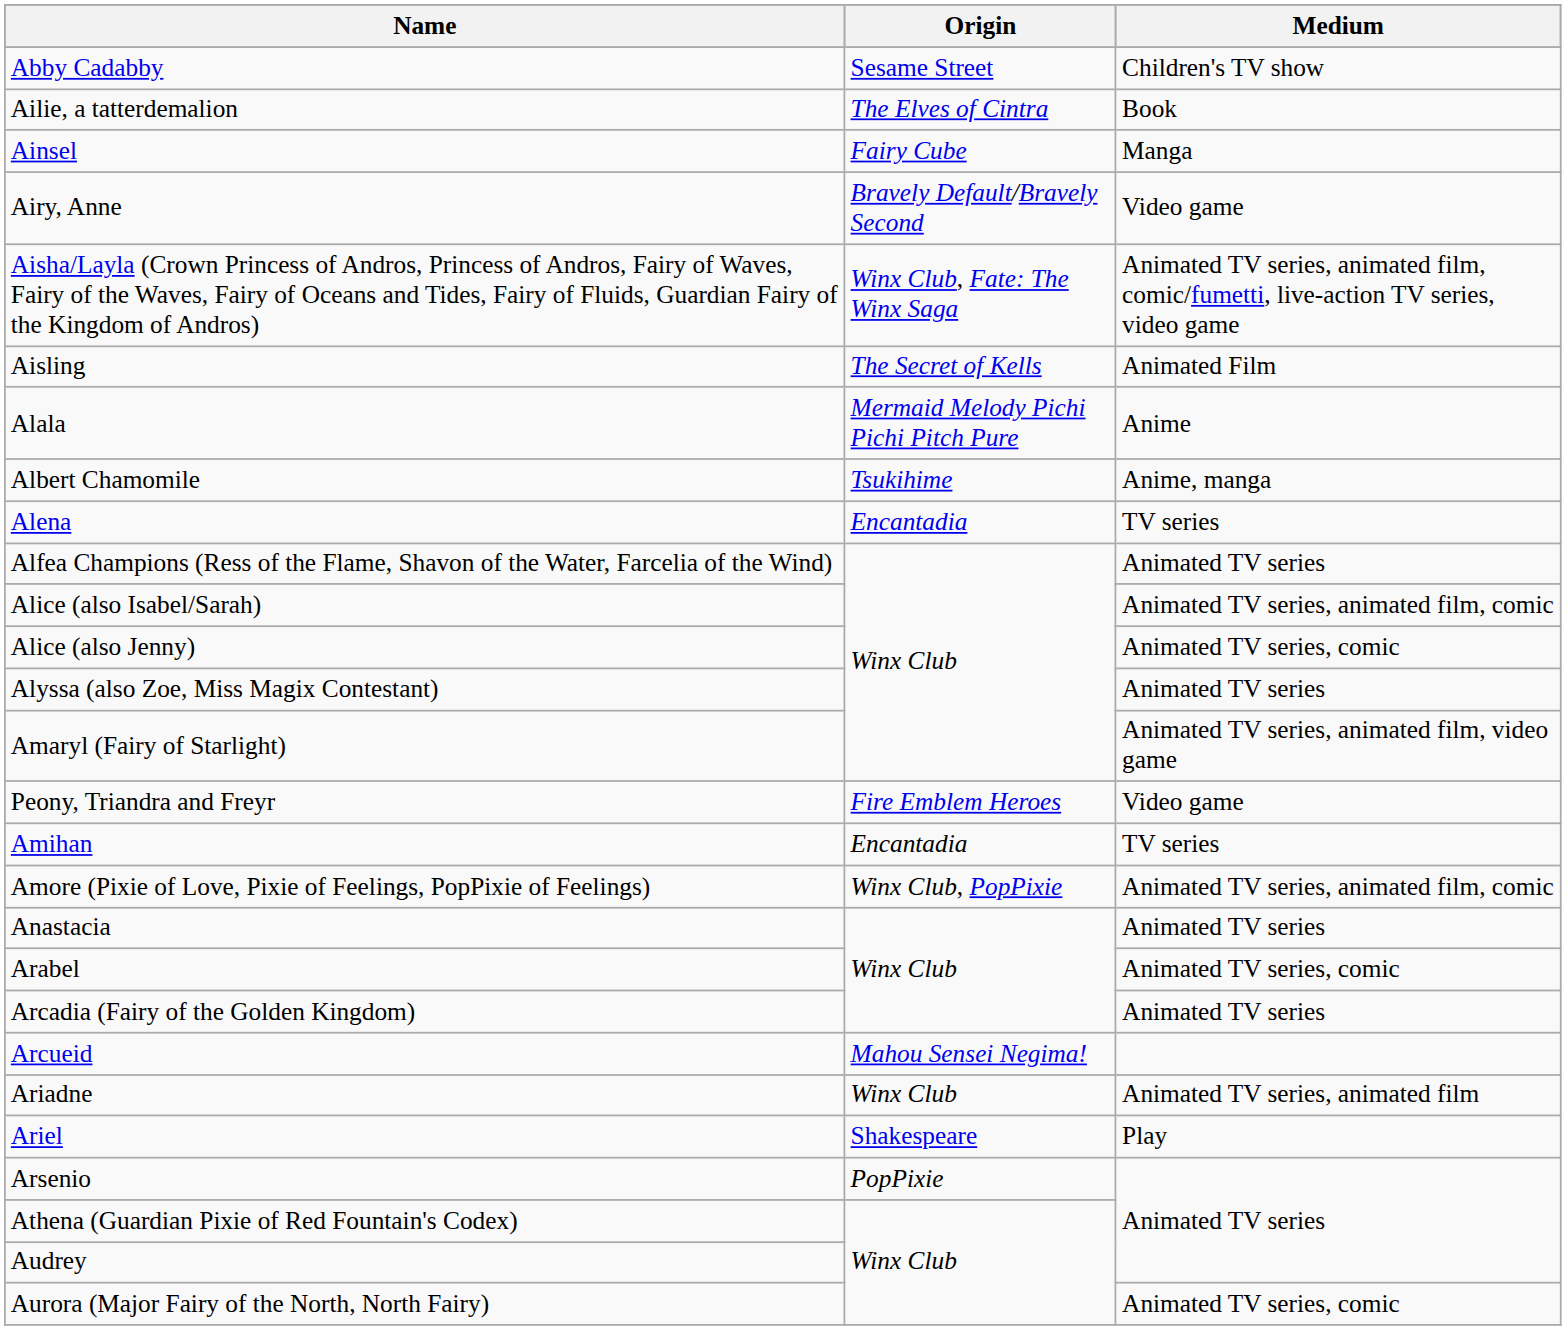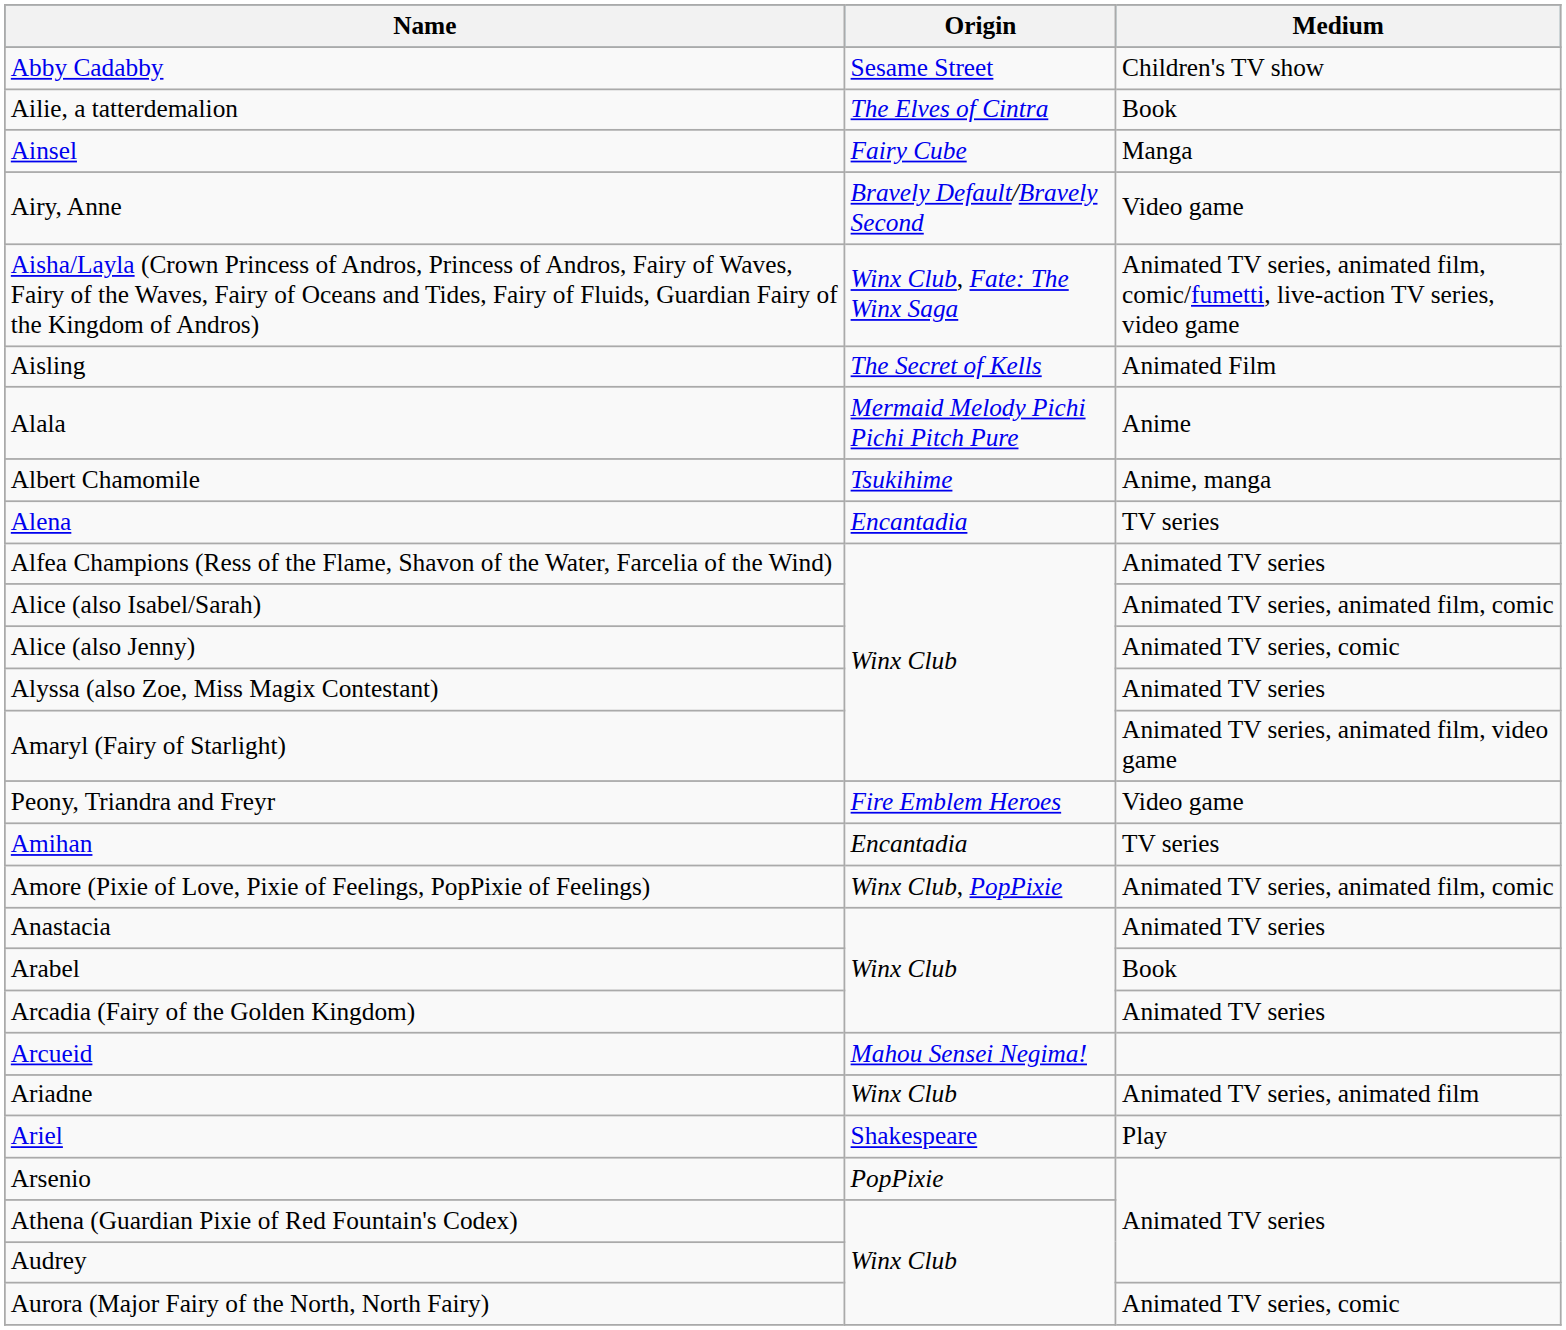(1261, 969) Animated TV series, comic -> (1150, 969) Book
